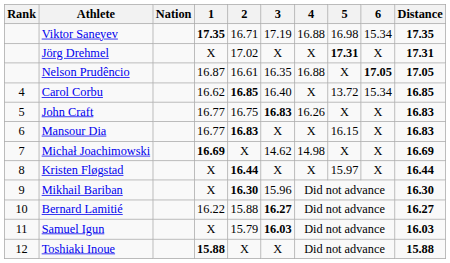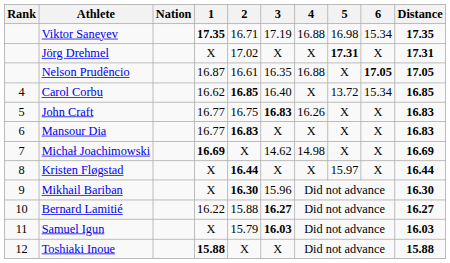(345, 131) 16.15 -> (345, 131) X
